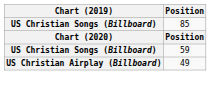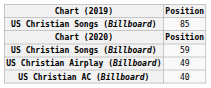+ row: (185, 77)
